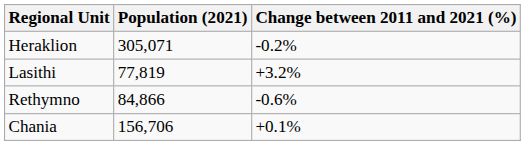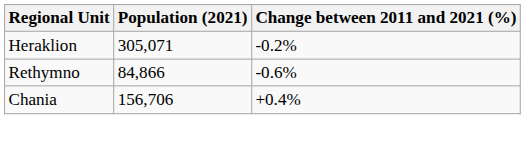- row: (32, 72)
(278, 126) +0.1% -> (278, 99) +0.4%
